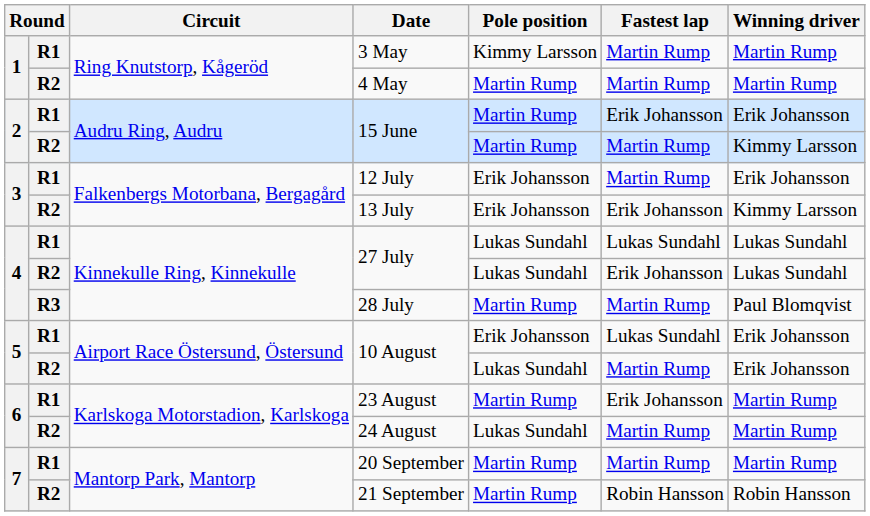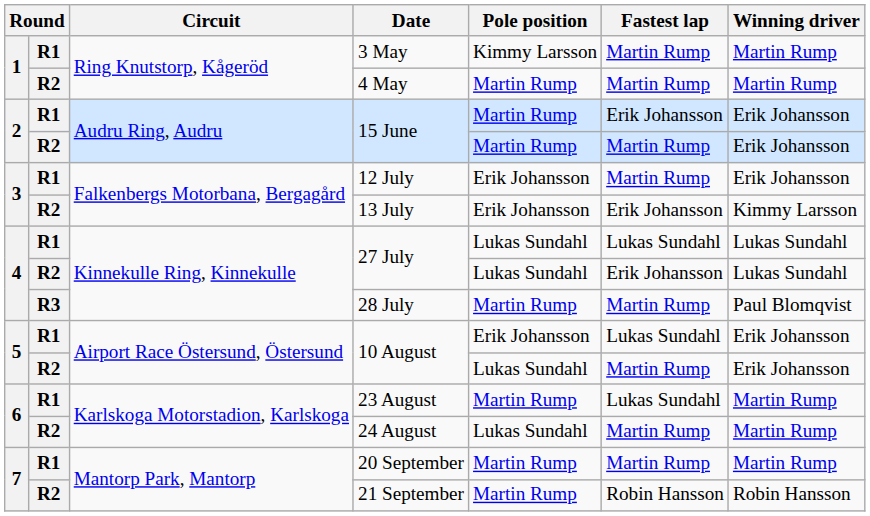(795, 146) Kimmy Larsson -> (791, 146) Erik Johansson
(664, 399) Erik Johansson -> (663, 399) Lukas Sundahl
